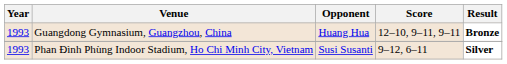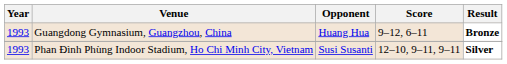(419, 32) 12–10, 9–11, 9–11 -> (403, 32) 9–12, 6–11
(403, 50) 9–12, 6–11 -> (419, 50) 12–10, 9–11, 9–11
